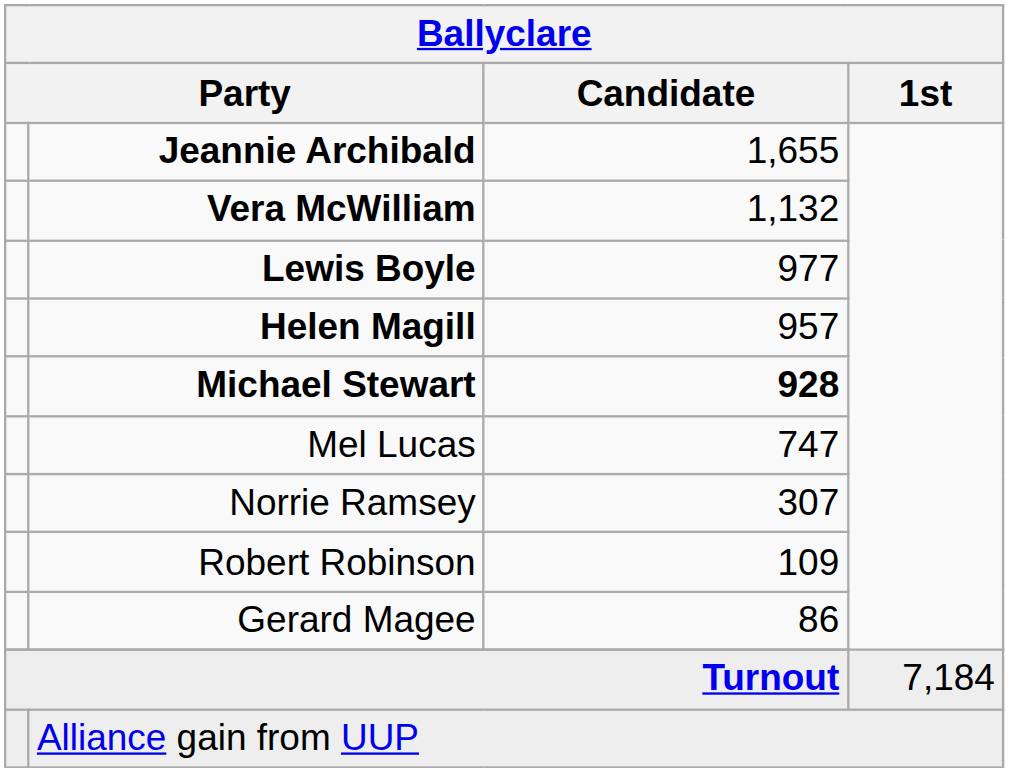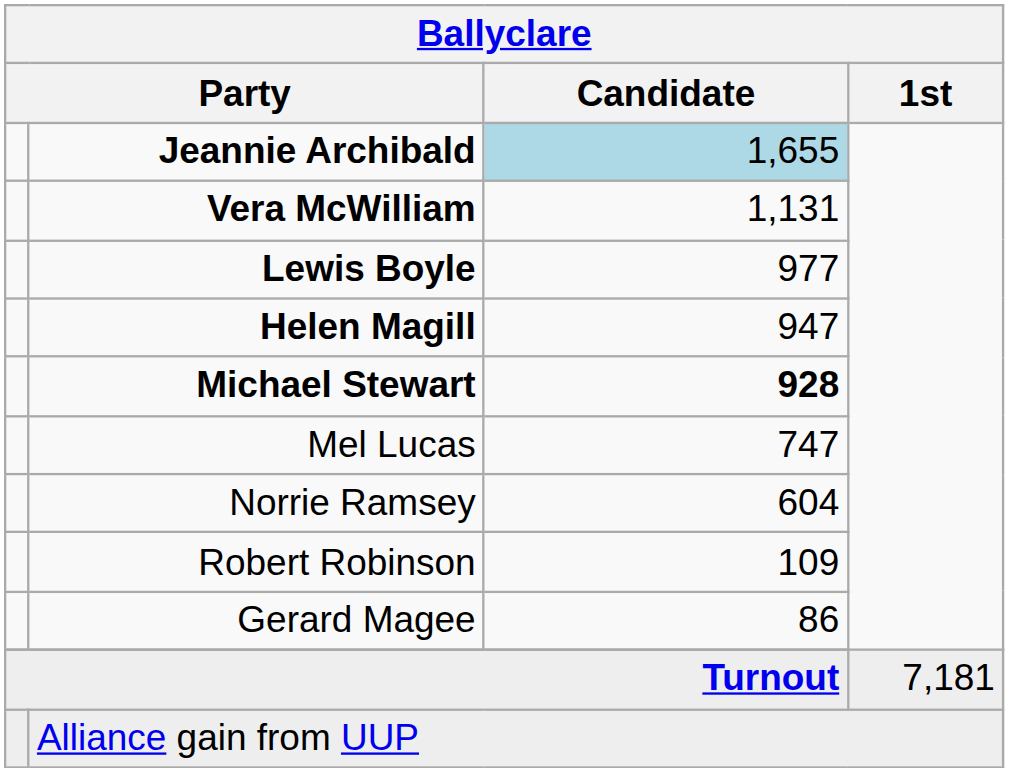(793, 151) no background -> (793, 151) lightblue background
(793, 209) 1,132 -> (793, 209) 1,131
(808, 326) 957 -> (808, 326) 947
(808, 502) 307 -> (808, 502) 604
(949, 678) 7,184 -> (949, 678) 7,181
